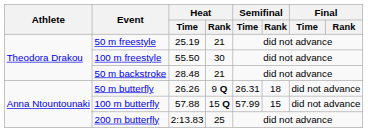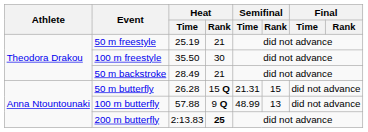(187, 58) 55.50 -> (187, 58) 35.50
(187, 73) 28.48 -> (187, 73) 28.49
(187, 89) 26.26 -> (187, 89) 26.28
(219, 89) 9 Q -> (219, 89) 15 Q
(247, 89) 26.31 -> (247, 89) 21.31
(276, 89) 18 -> (276, 89) 15
(219, 104) 15 Q -> (219, 104) 9 Q
(247, 104) 57.99 -> (247, 104) 48.99
(276, 104) 15 -> (276, 104) 13
(219, 120) normal -> (219, 120) bold
